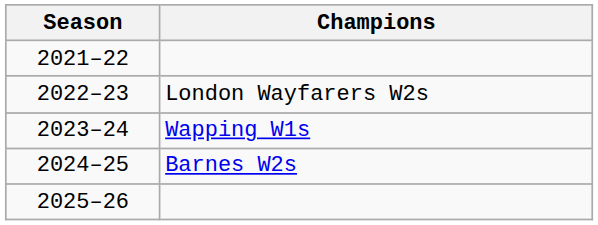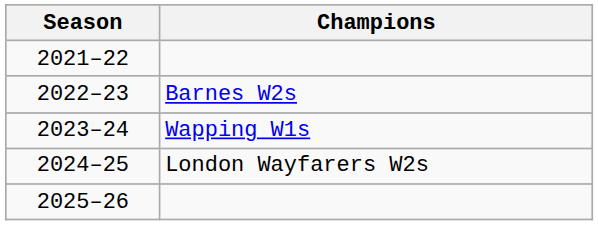(297, 94) London Wayfarers W2s -> (231, 94) Barnes W2s
(231, 166) Barnes W2s -> (297, 166) London Wayfarers W2s
